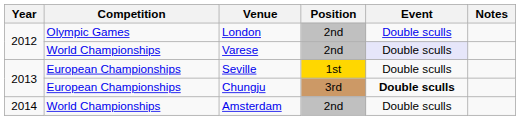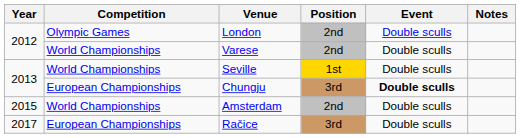(417, 51) lavender background -> (417, 51) no background
(114, 69) European Championships -> (104, 69) World Championships
(24, 106) 2014 -> (24, 106) 2015
+ row: (240, 125)
